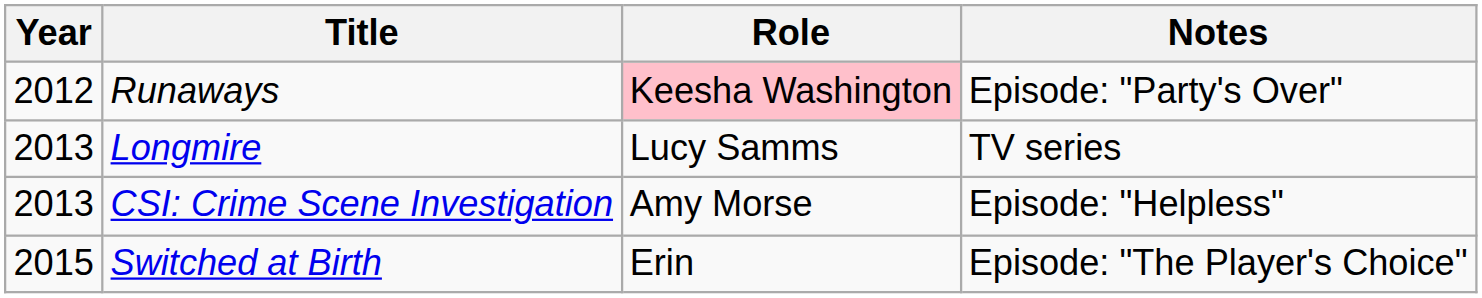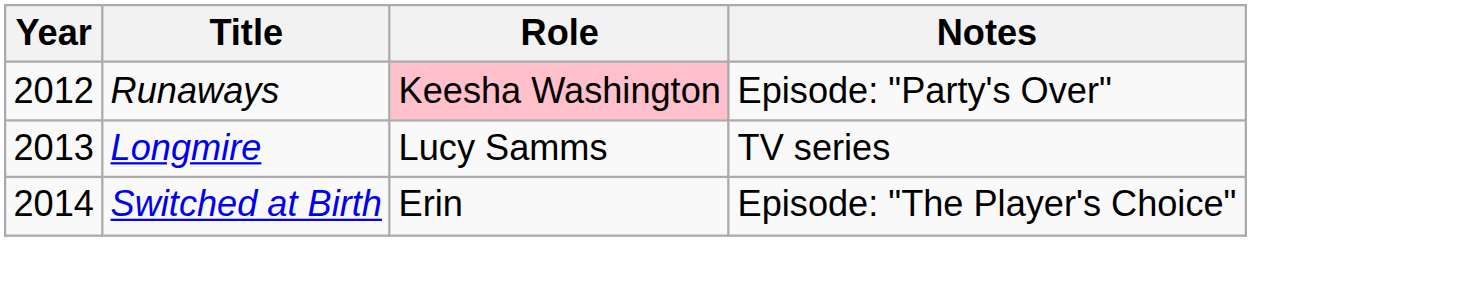- row: (362, 205)
(54, 262) 2015 -> (54, 205) 2014
